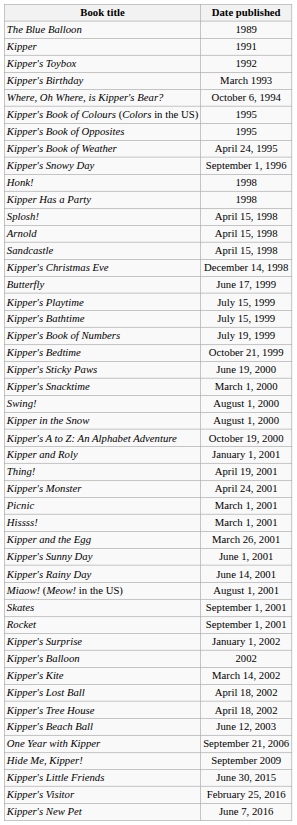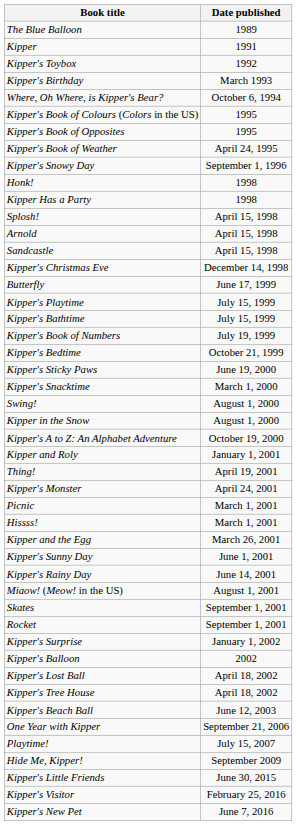- row: (35, 676)
+ row: (28, 744)
